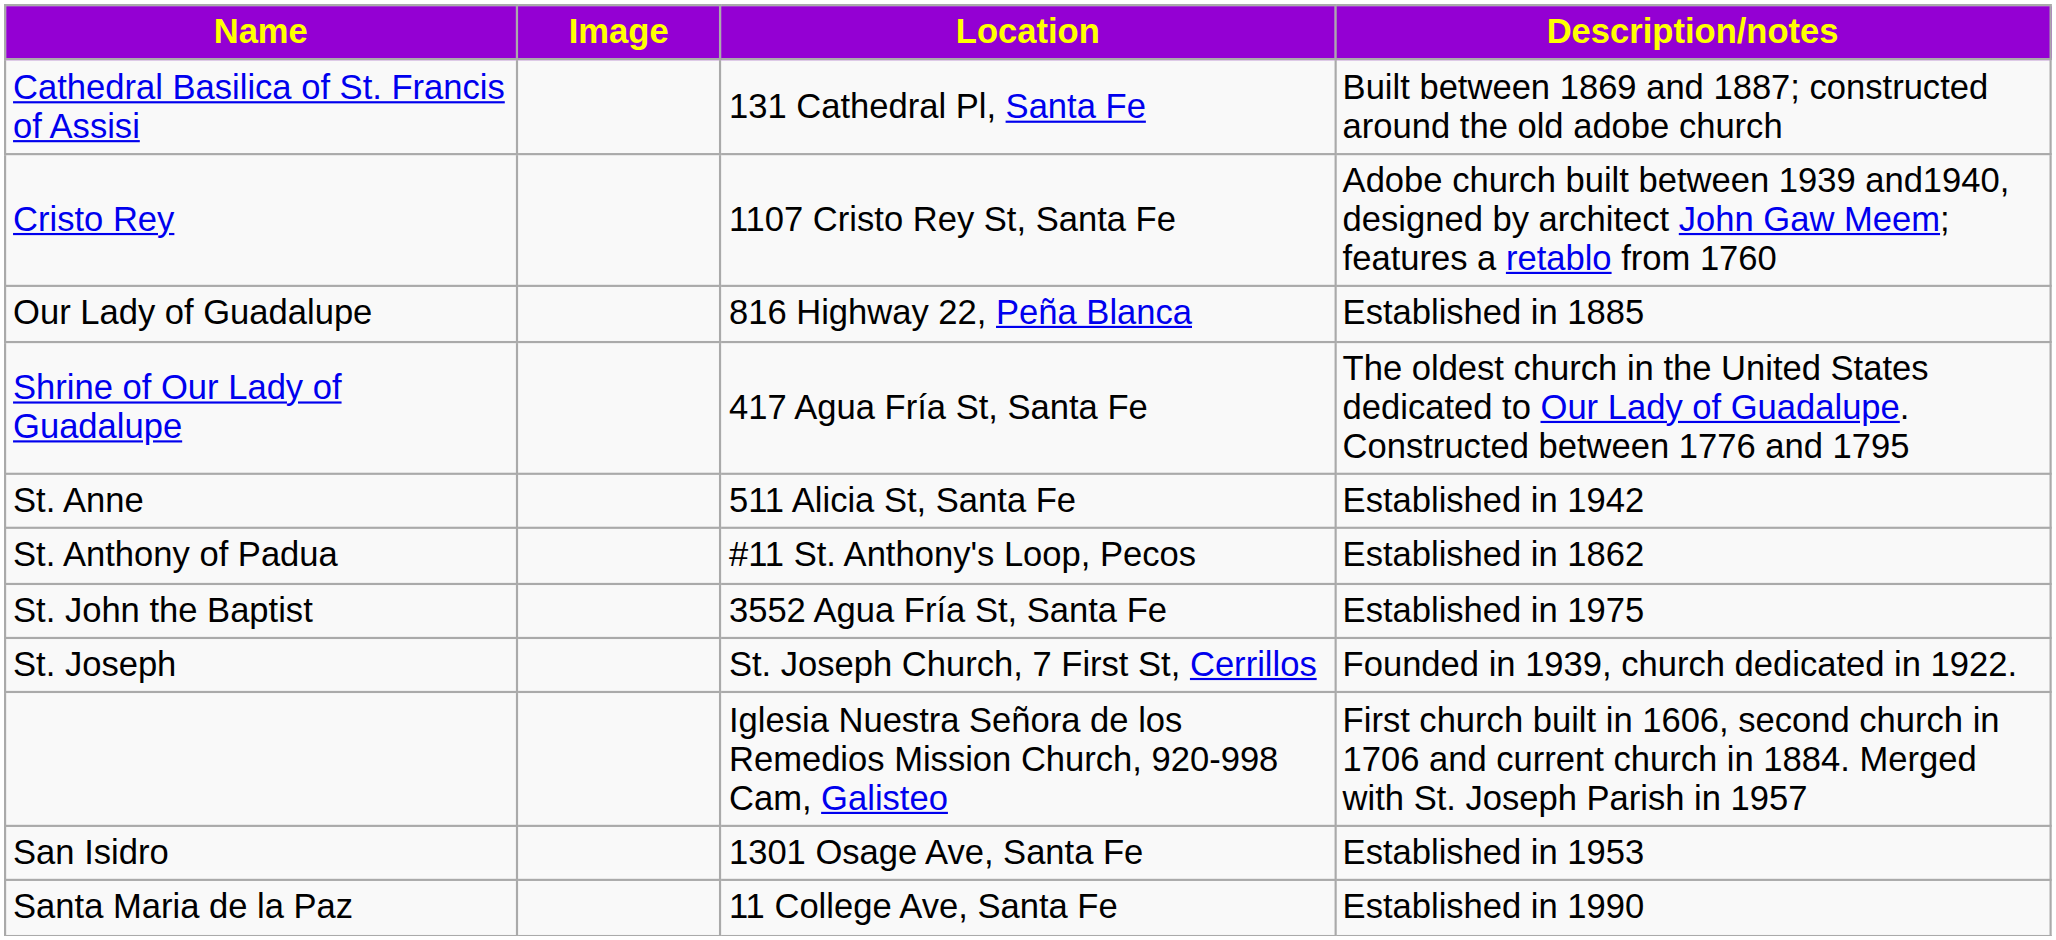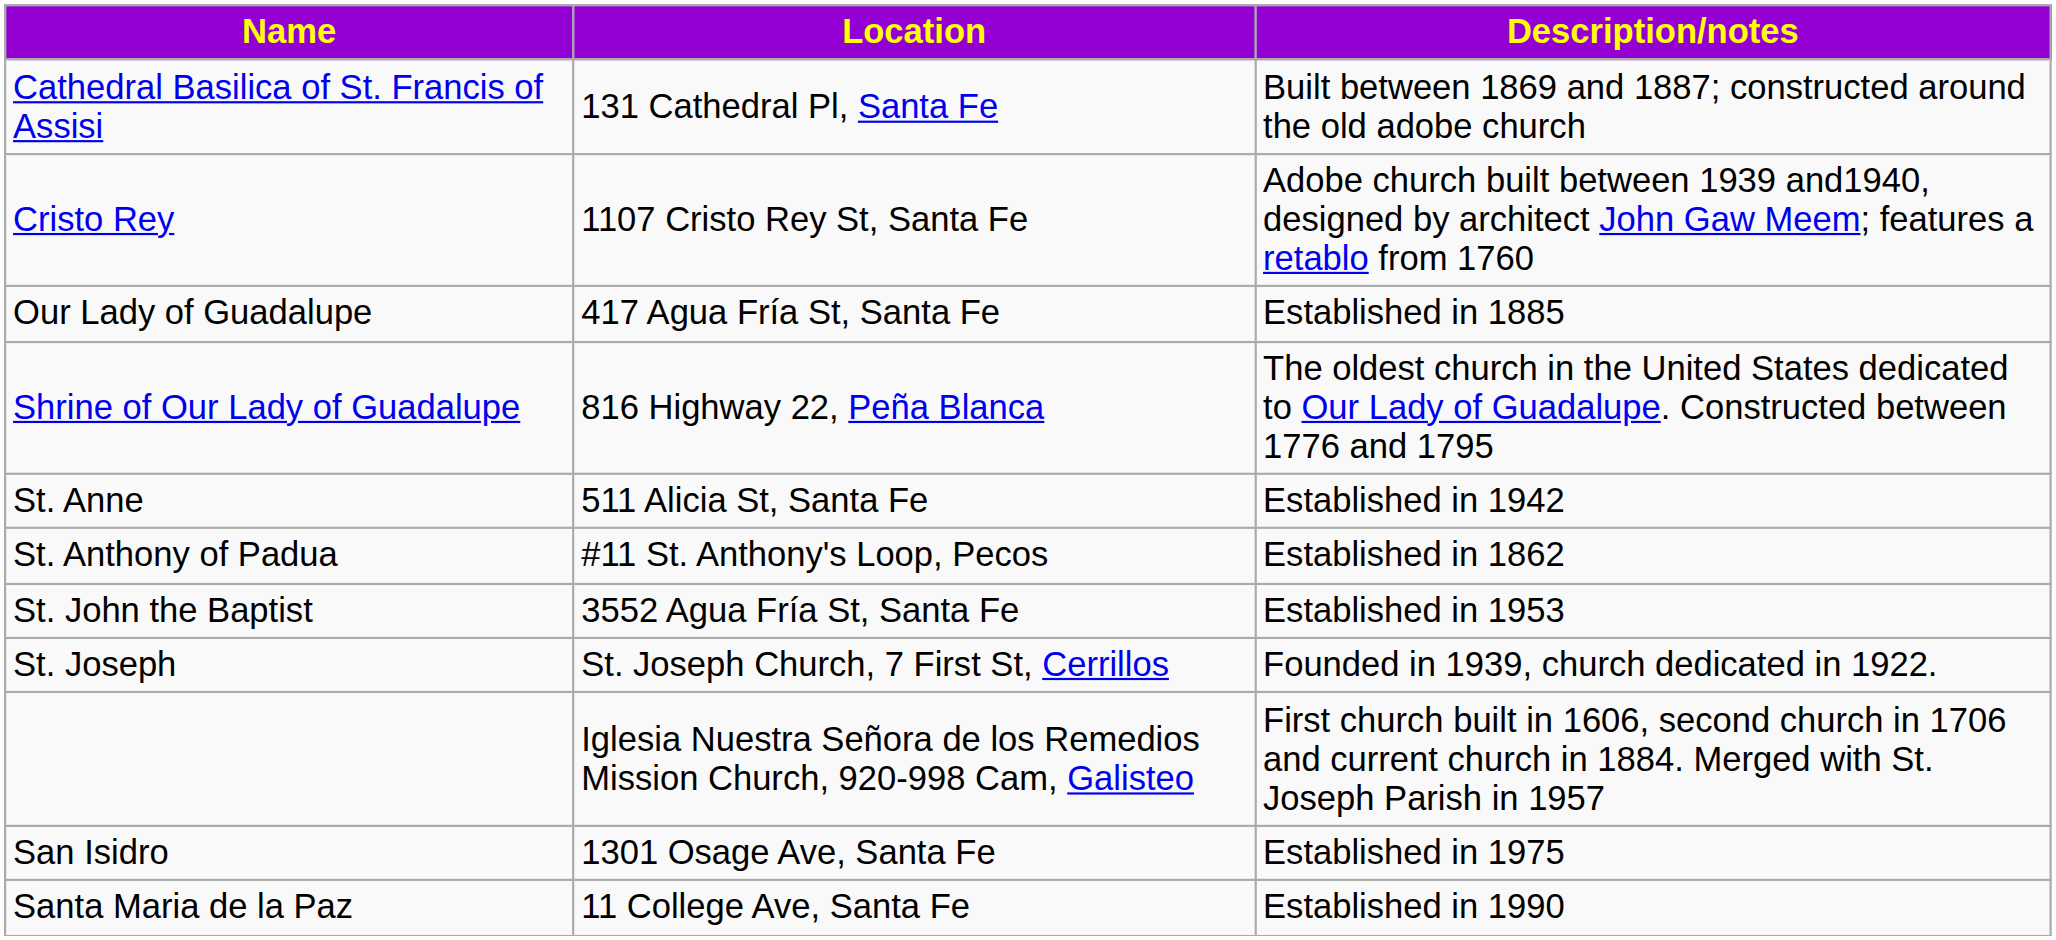- column: (619, 31)
(960, 312) 816 Highway 22, Peña Blanca -> (791, 312) 417 Agua Fría St, Santa Fe
(938, 406) 417 Agua Fría St, Santa Fe -> (813, 406) 816 Highway 22, Peña Blanca
(1493, 609) Established in 1975 -> (1414, 609) Established in 1953
(1493, 852) Established in 1953 -> (1414, 852) Established in 1975
